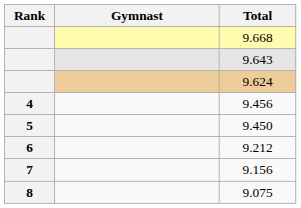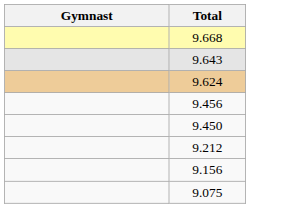- column: (30, 15)
